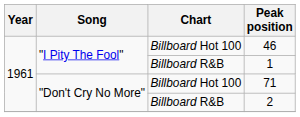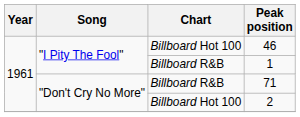(196, 83) Billboard Hot 100 -> (187, 83) Billboard R&B
(187, 102) Billboard R&B -> (196, 102) Billboard Hot 100
